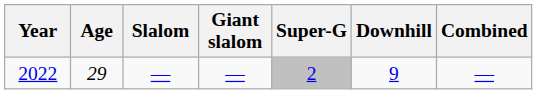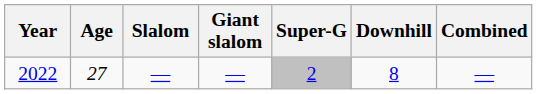(97, 72) 29 -> (97, 72) 27
(394, 72) 9 -> (394, 72) 8
